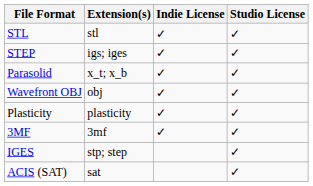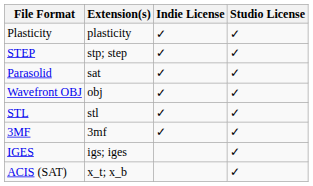rows swapped: (29, 112) <-> (18, 33)
(107, 53) igs; iges -> (107, 53) stp; step
(107, 72) x_t; x_b -> (94, 72) sat
(107, 152) stp; step -> (107, 152) igs; iges
(94, 171) sat -> (107, 171) x_t; x_b
